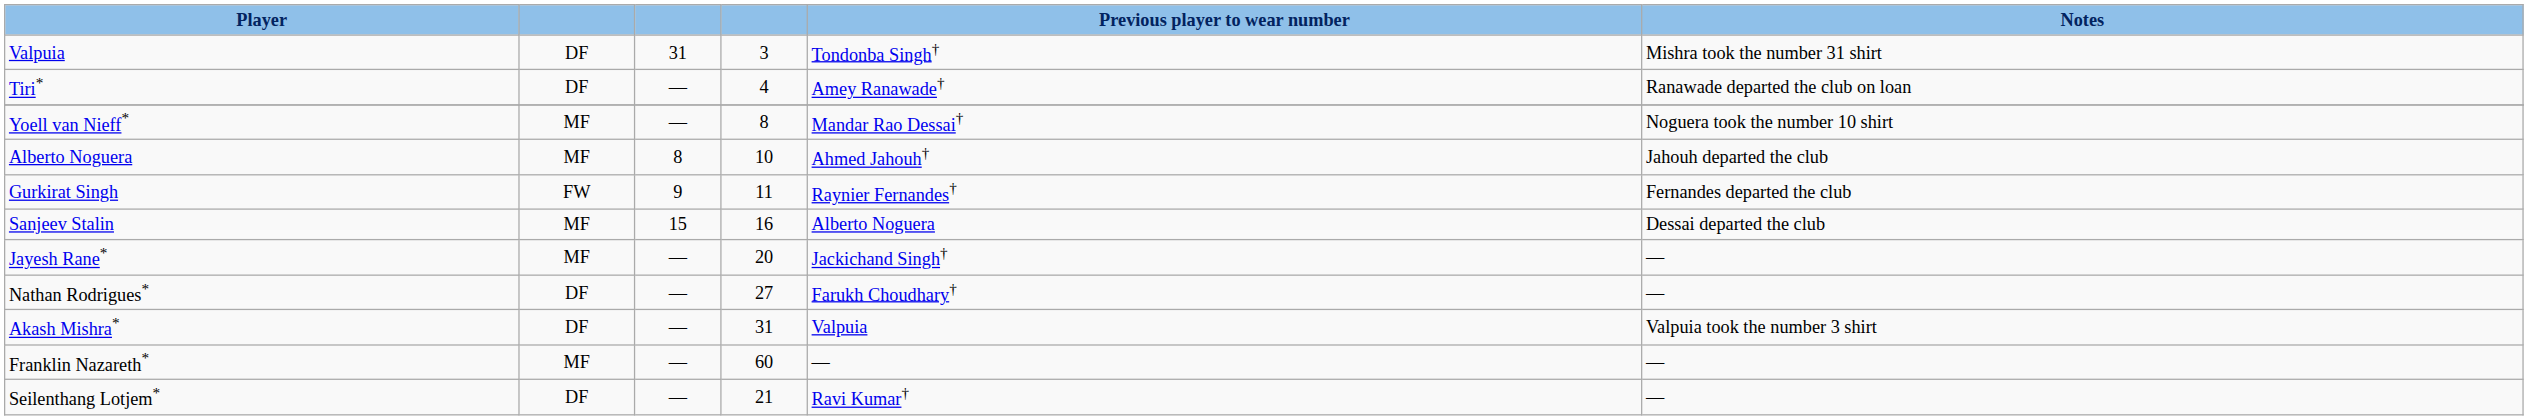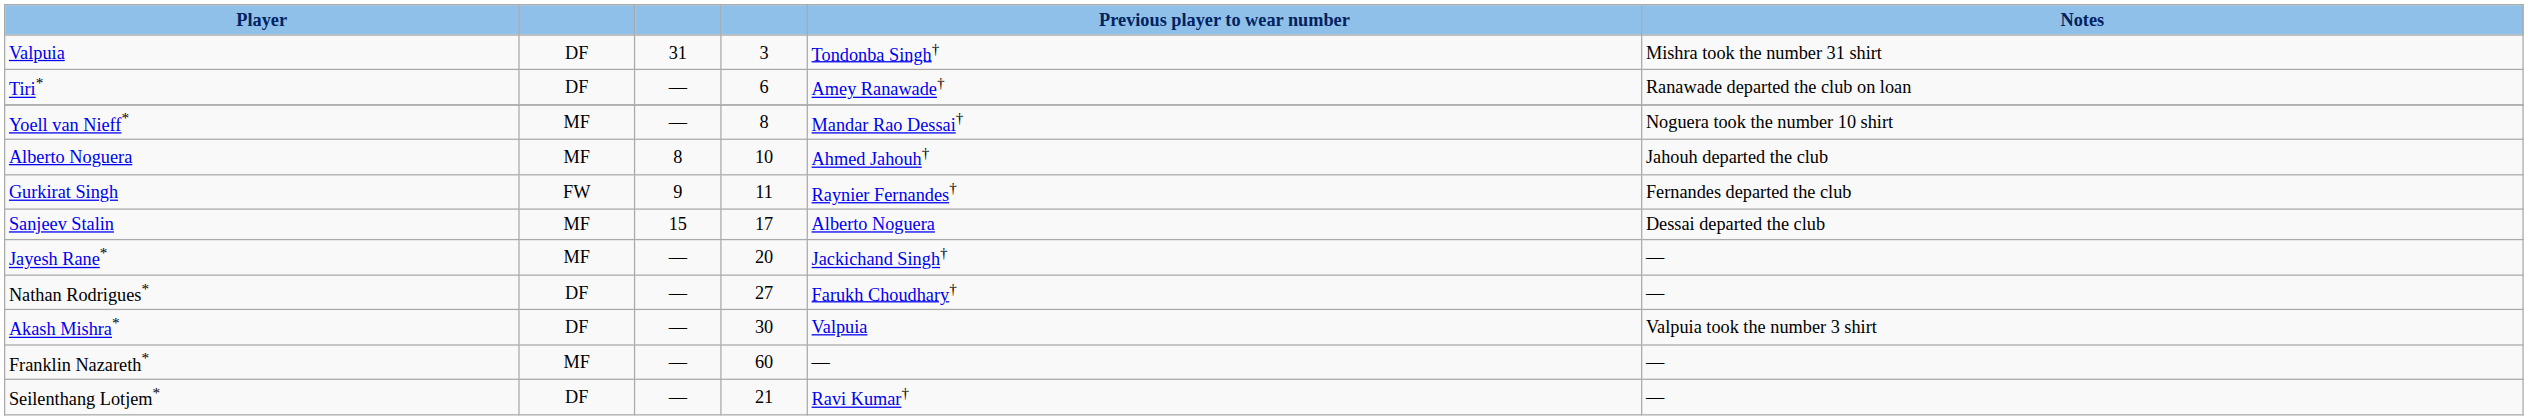(764, 87) 4 -> (764, 87) 6
(764, 225) 16 -> (764, 225) 17
(764, 327) 31 -> (764, 327) 30
